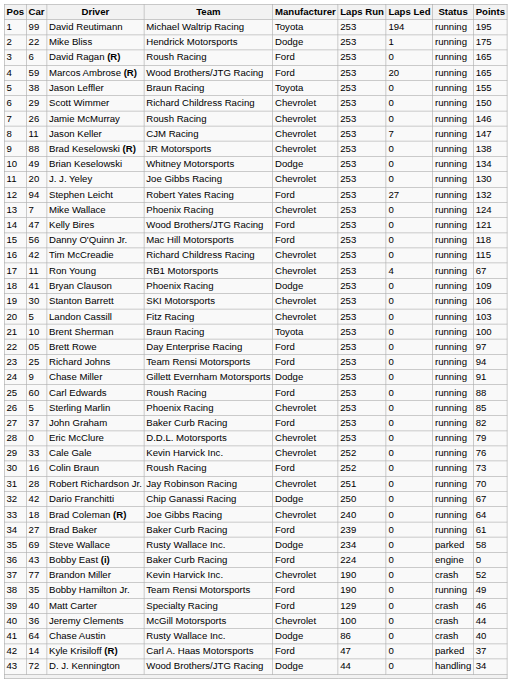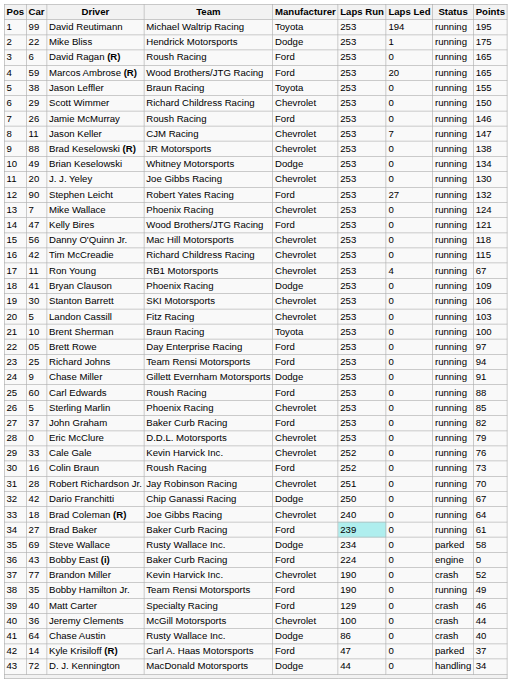(296, 118) Chevrolet -> (285, 118) Ford
(34, 194) 94 -> (34, 194) 90
(285, 240) Ford -> (296, 240) Chevrolet
(348, 529) no background -> (348, 529) paleturquoise background
(205, 666) Wood Brothers/JTG Racing -> (197, 666) MacDonald Motorsports
